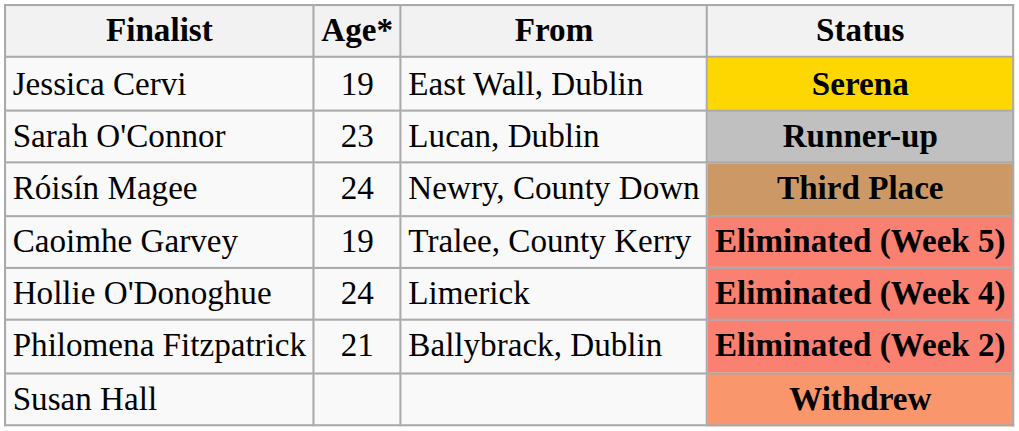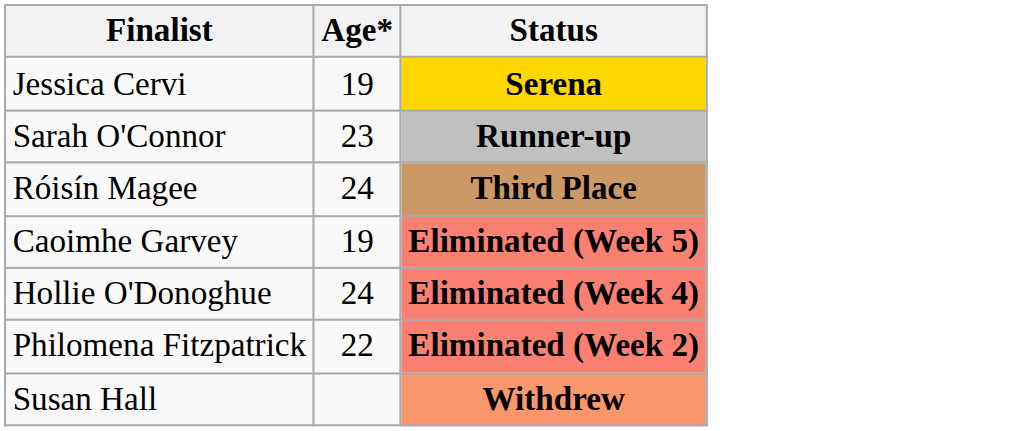- column: (554, 30)
(357, 345) 21 -> (357, 345) 22
